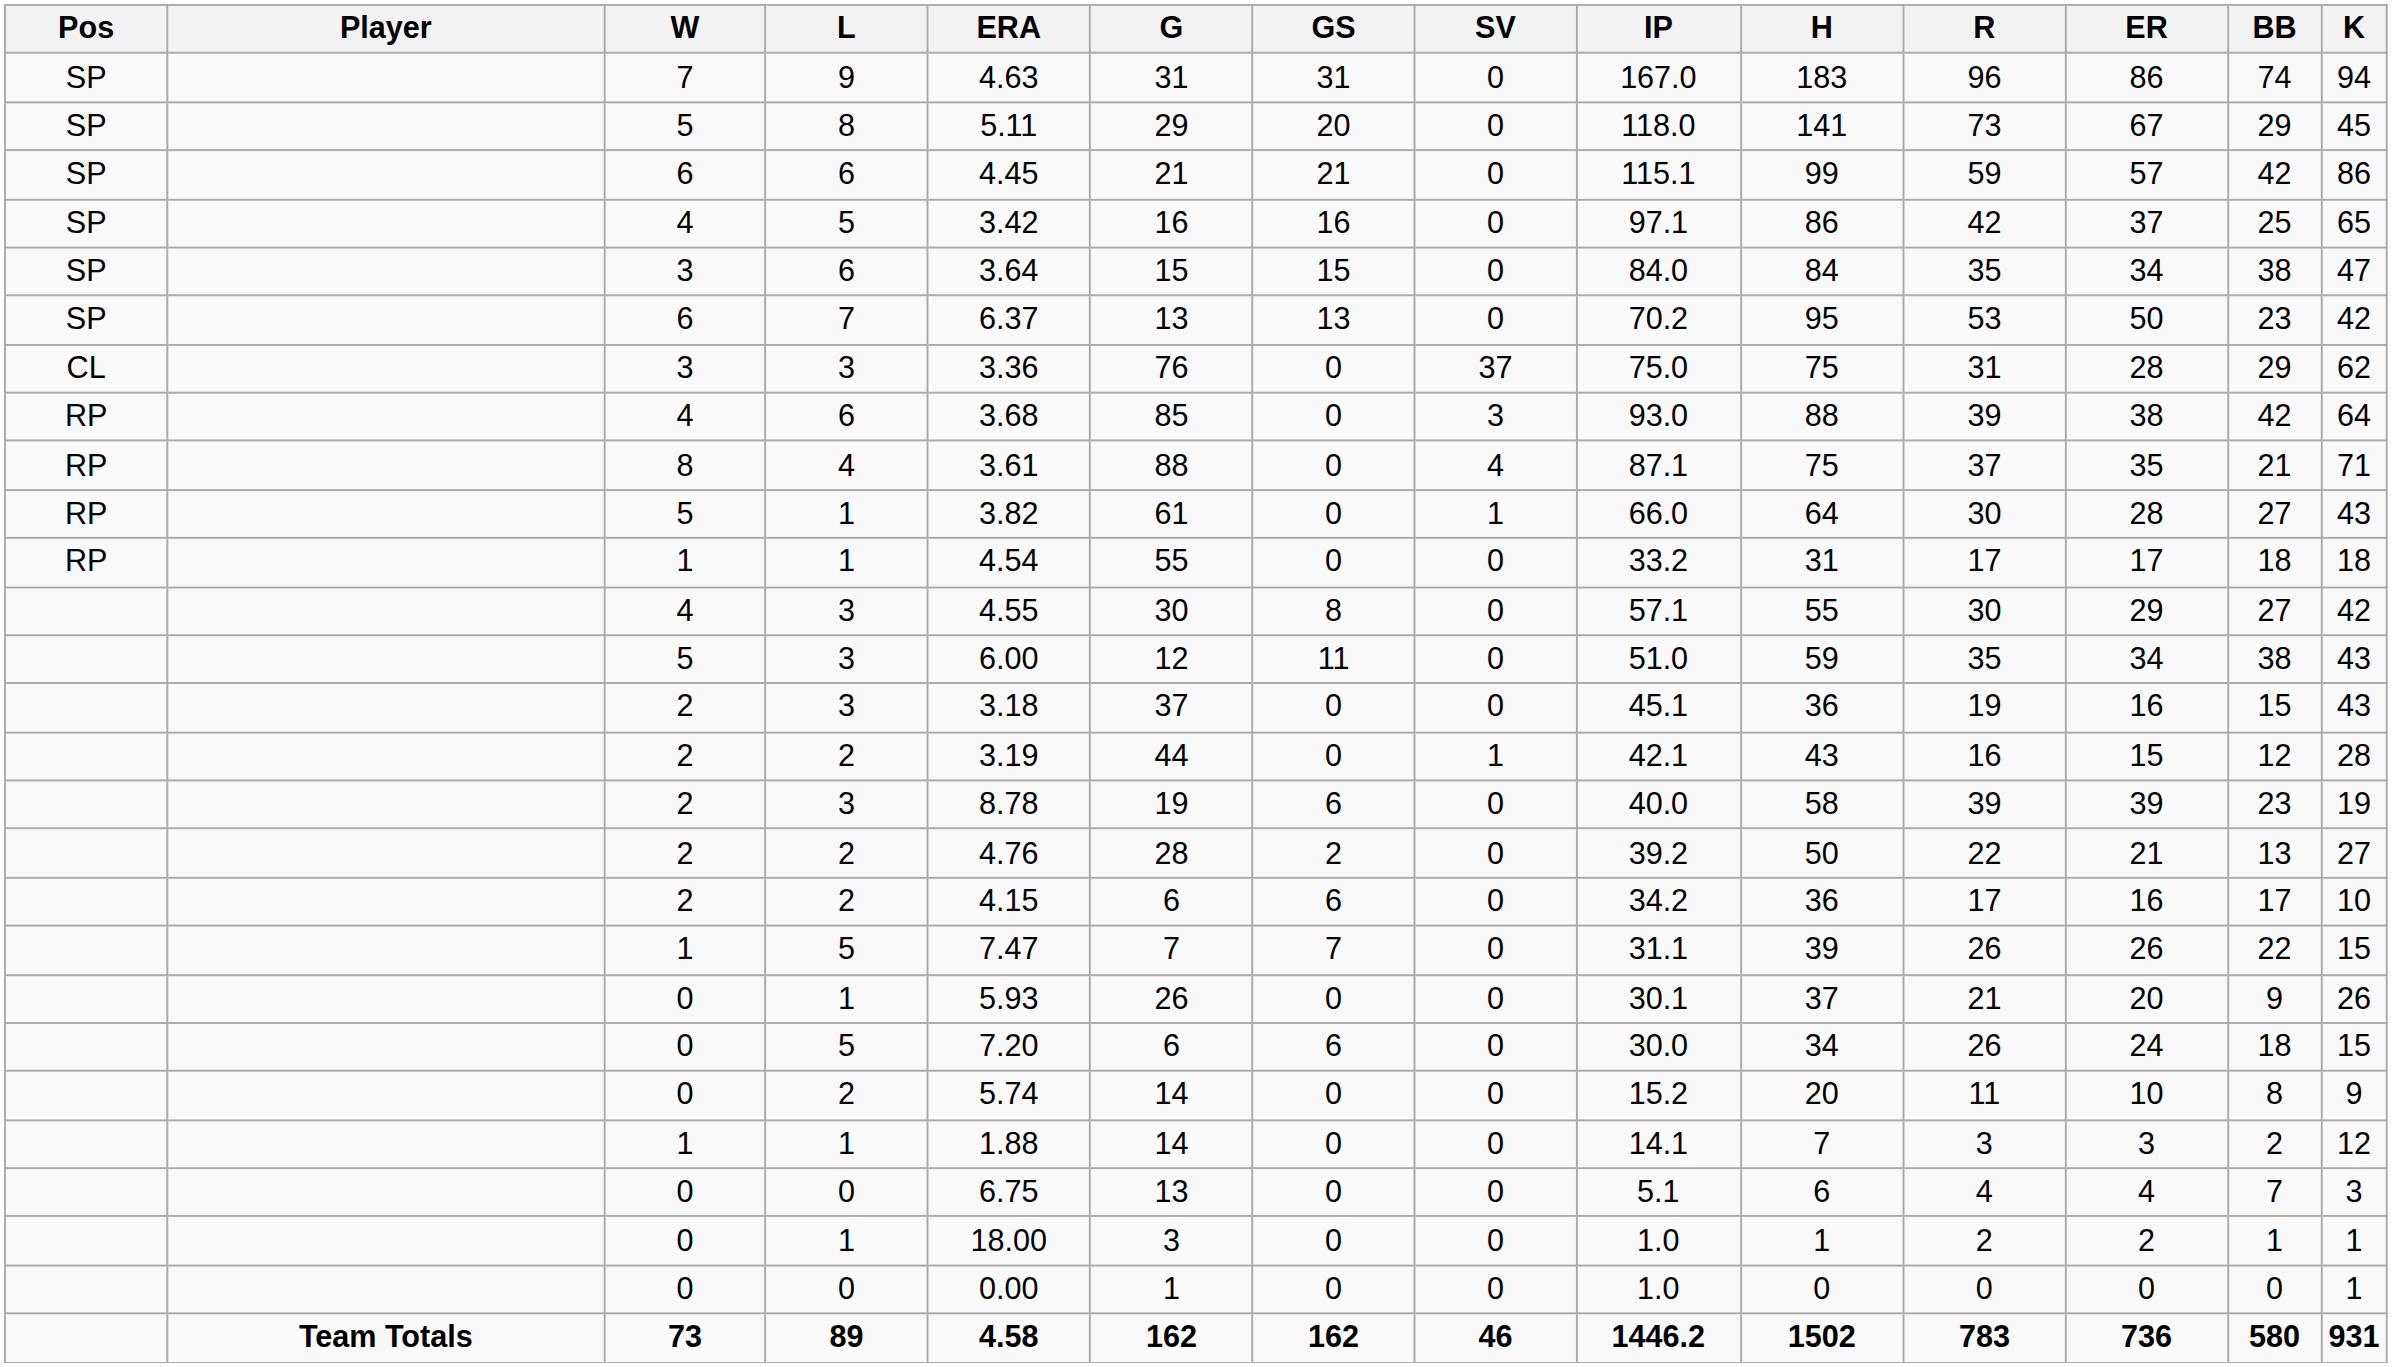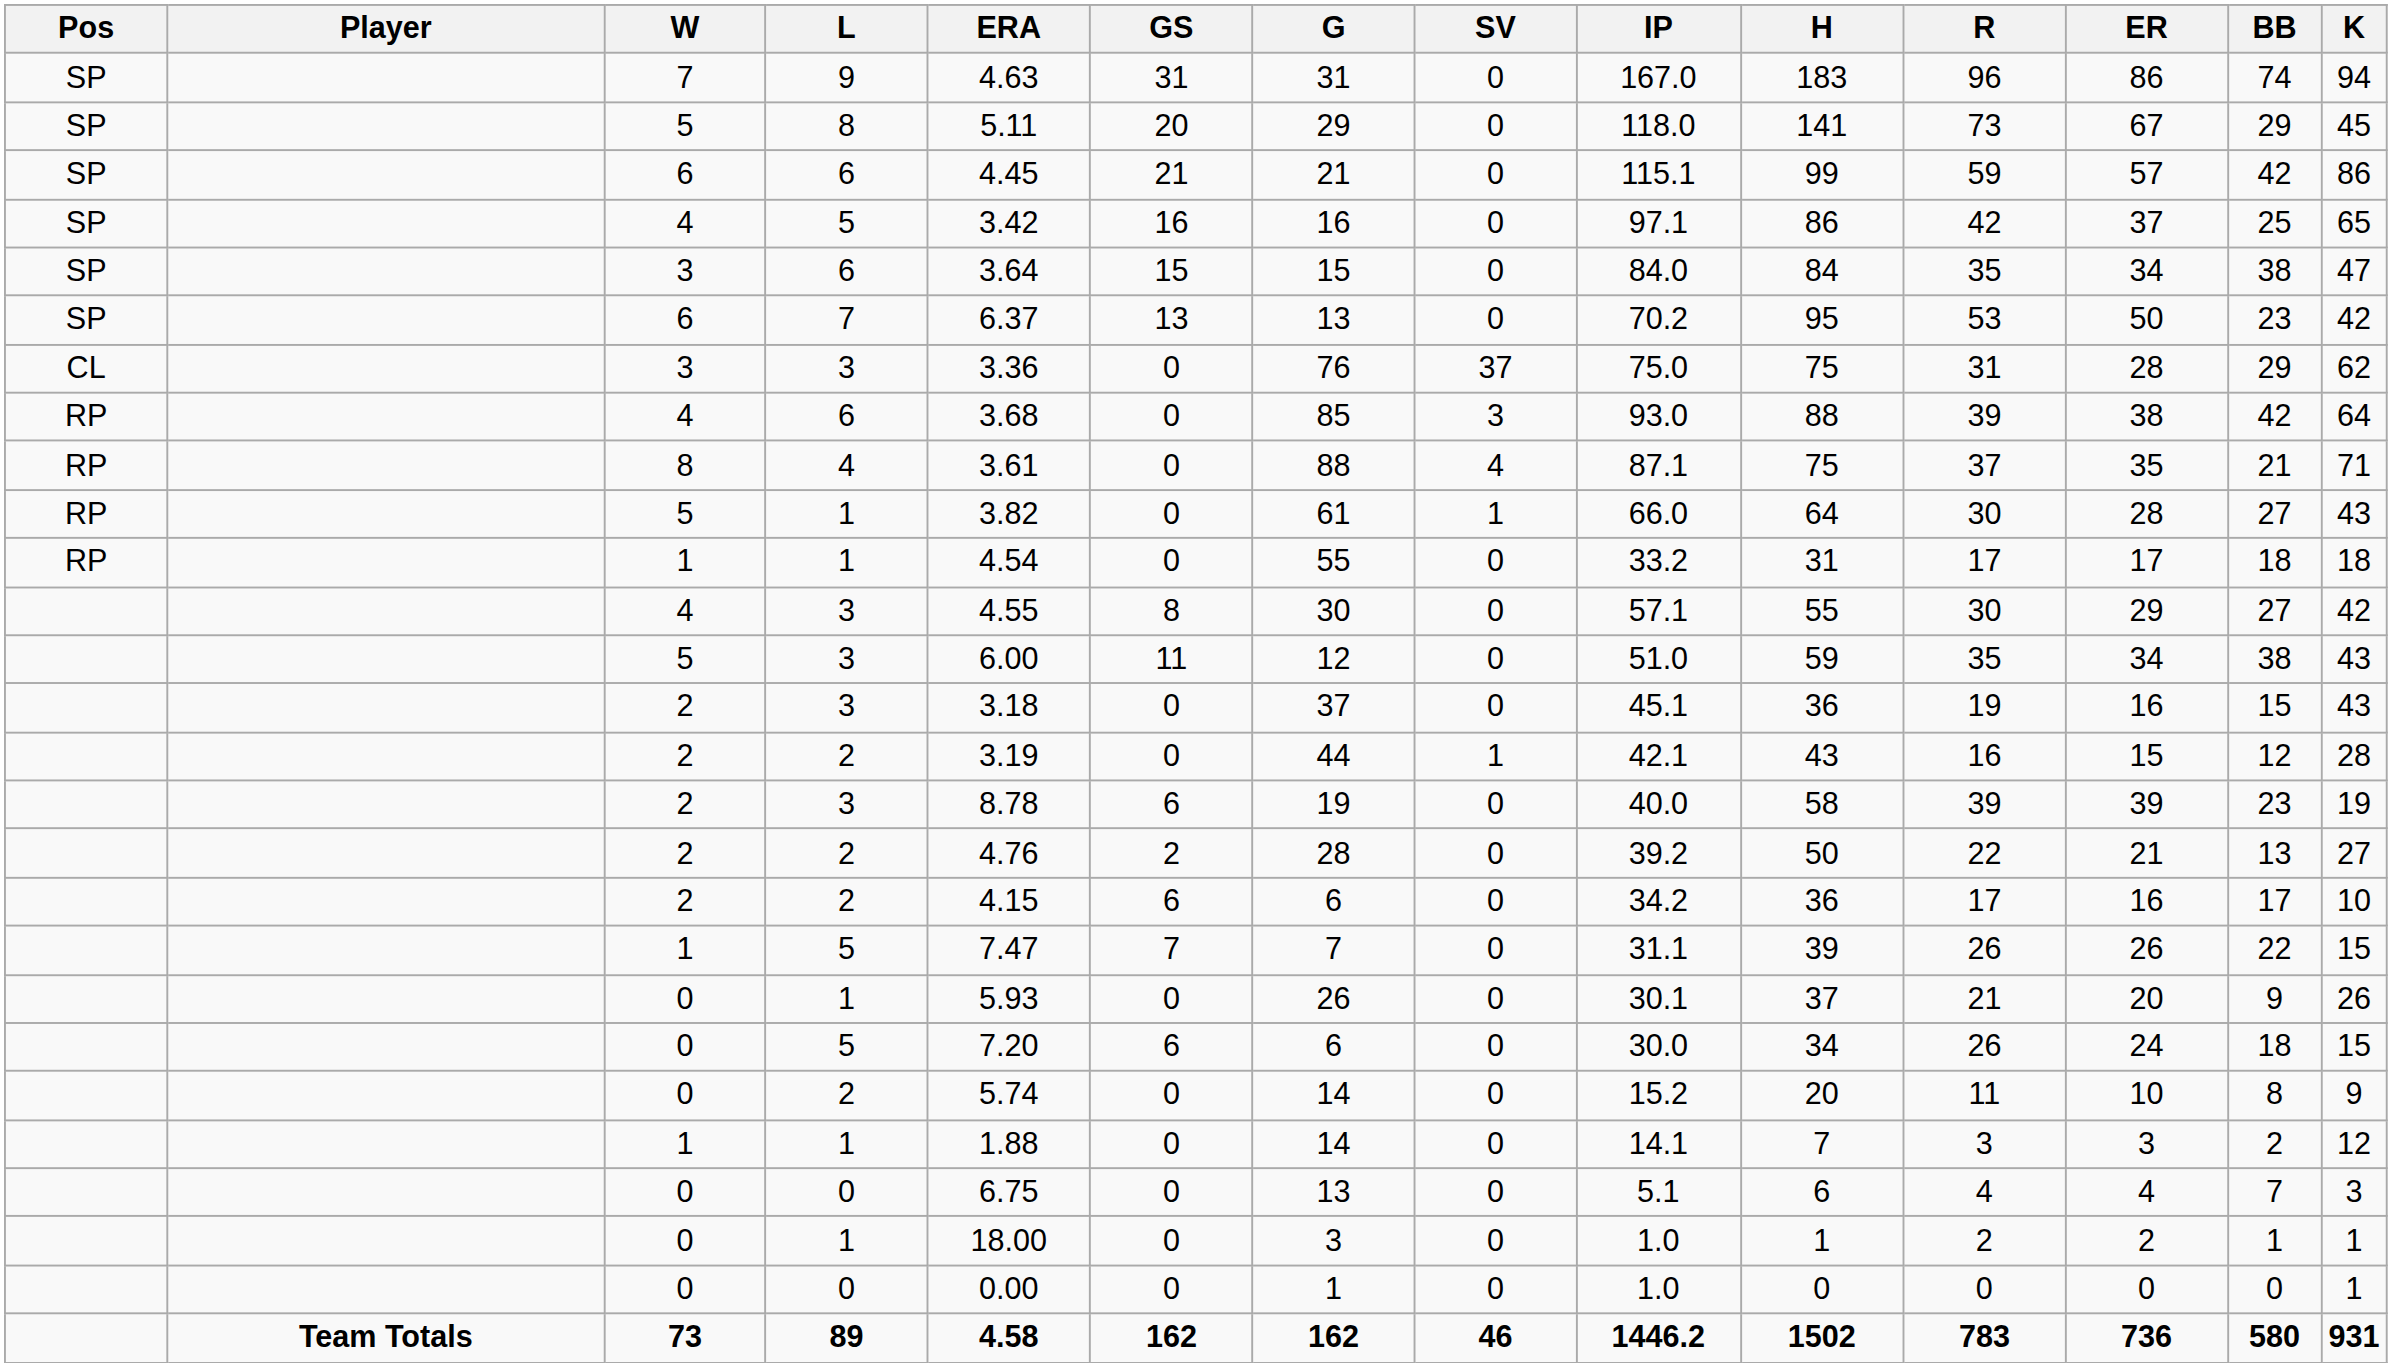columns swapped: (1171, 28) <-> (1334, 28)
